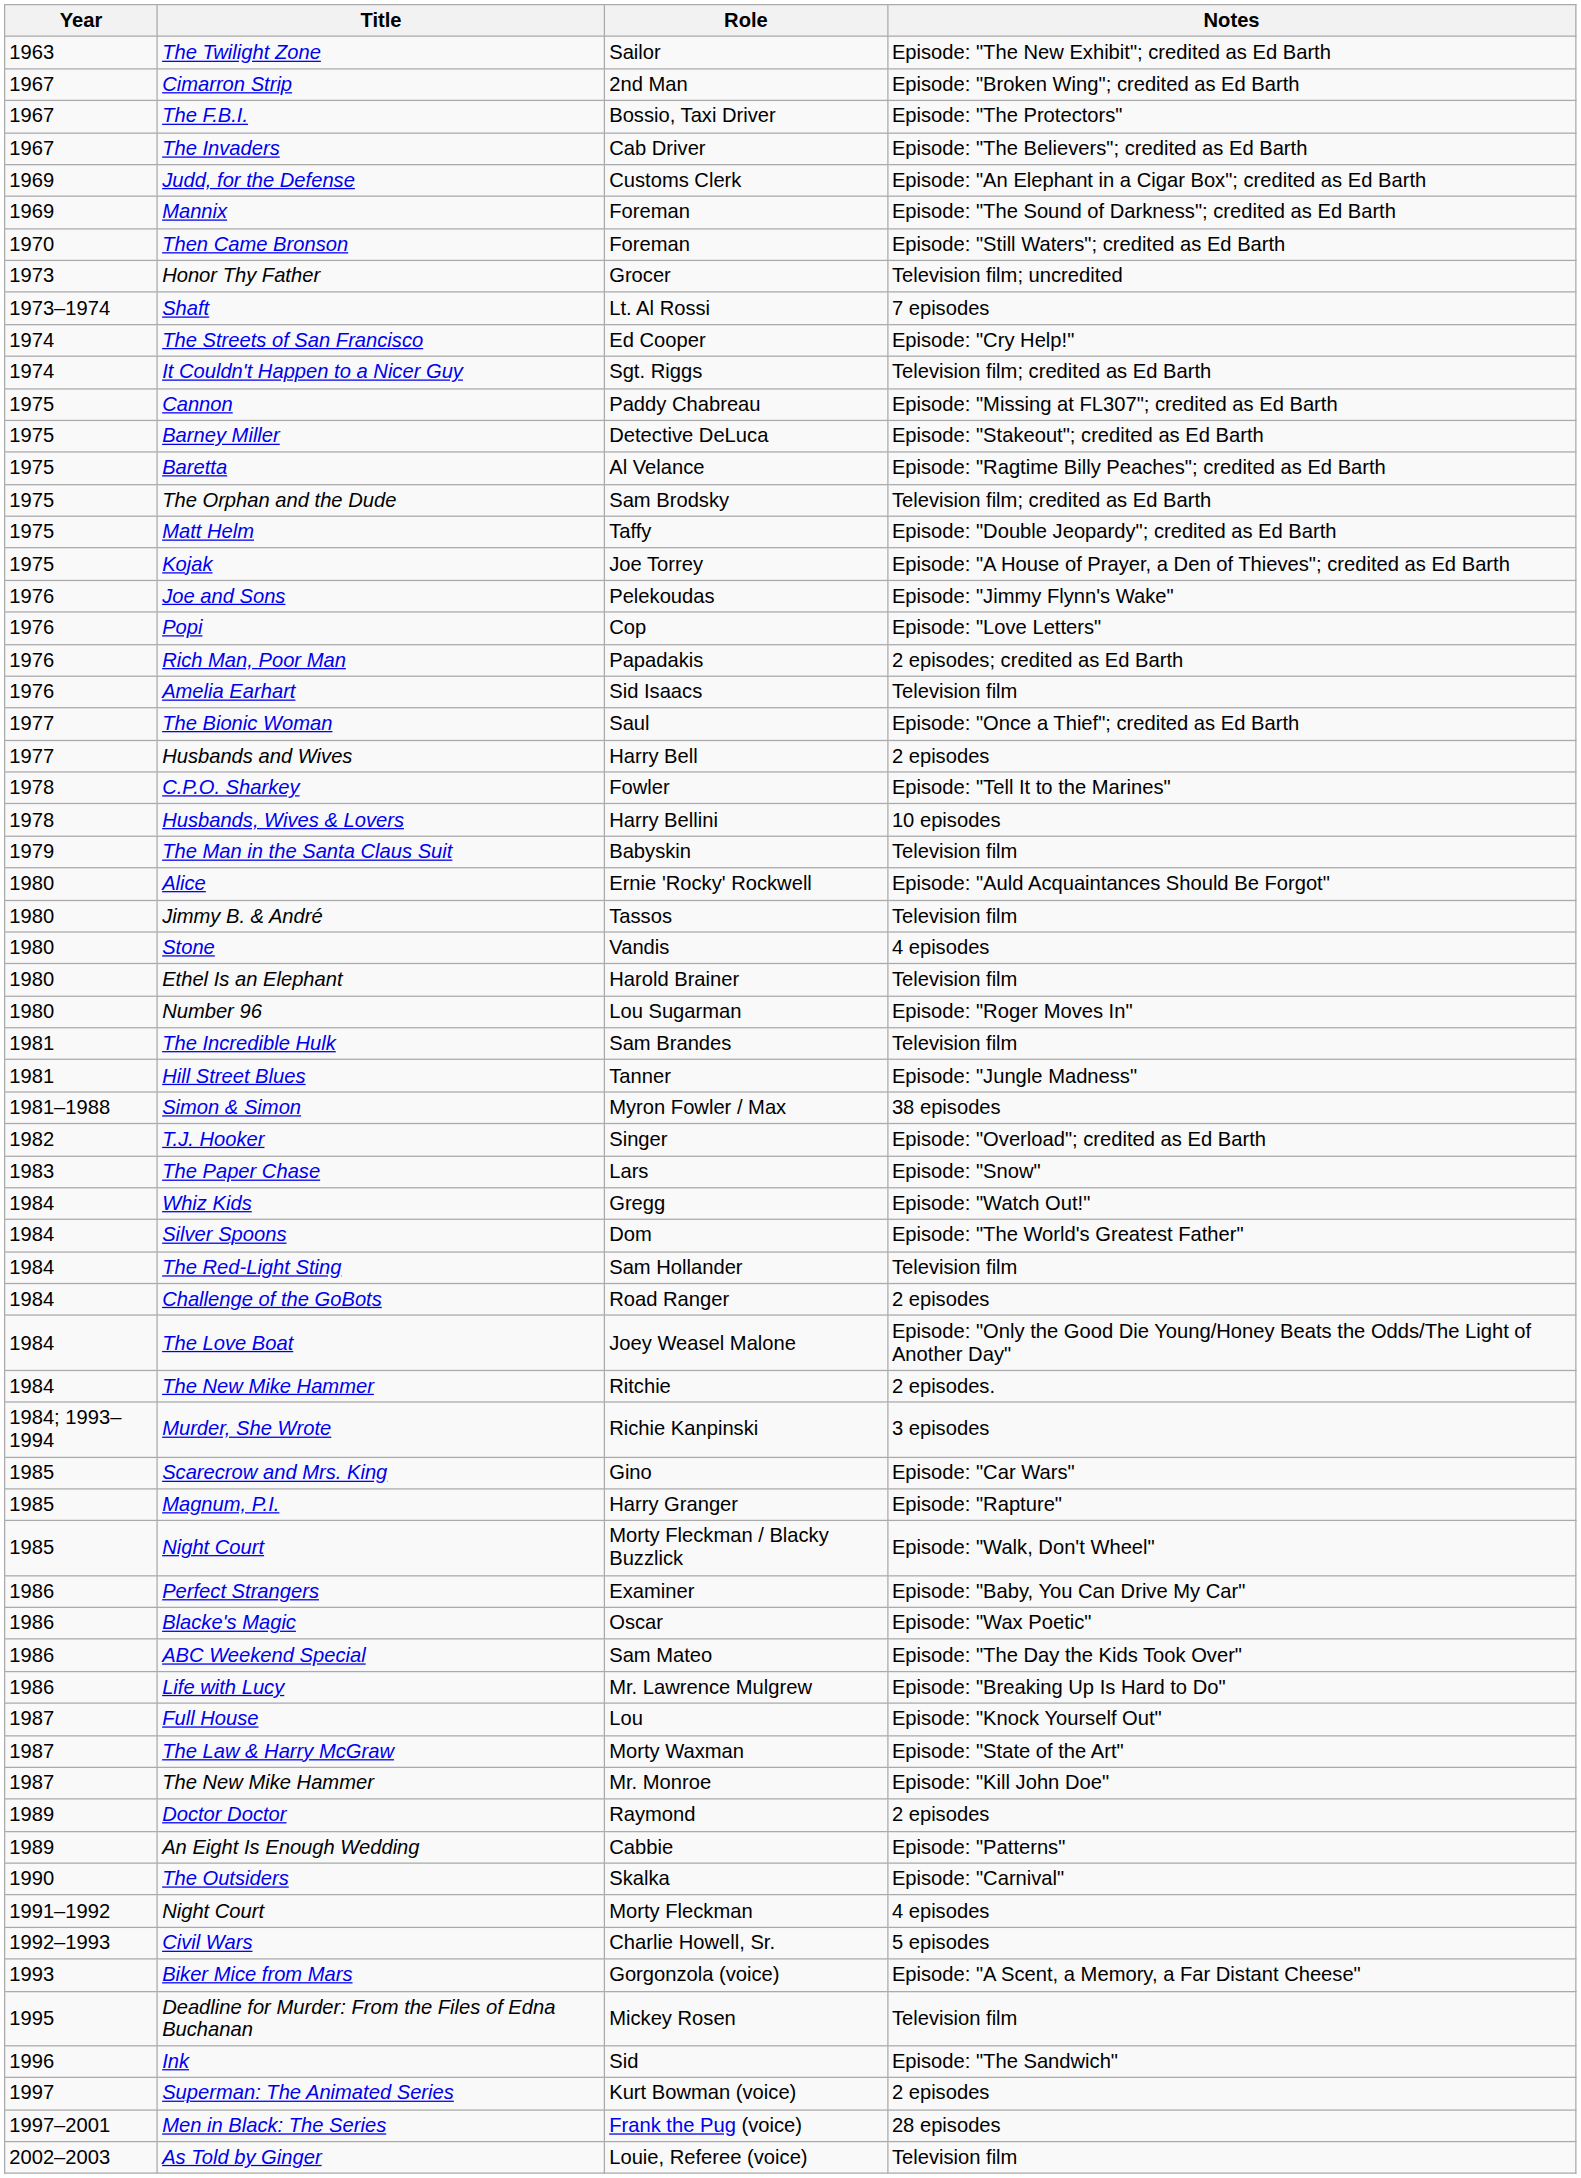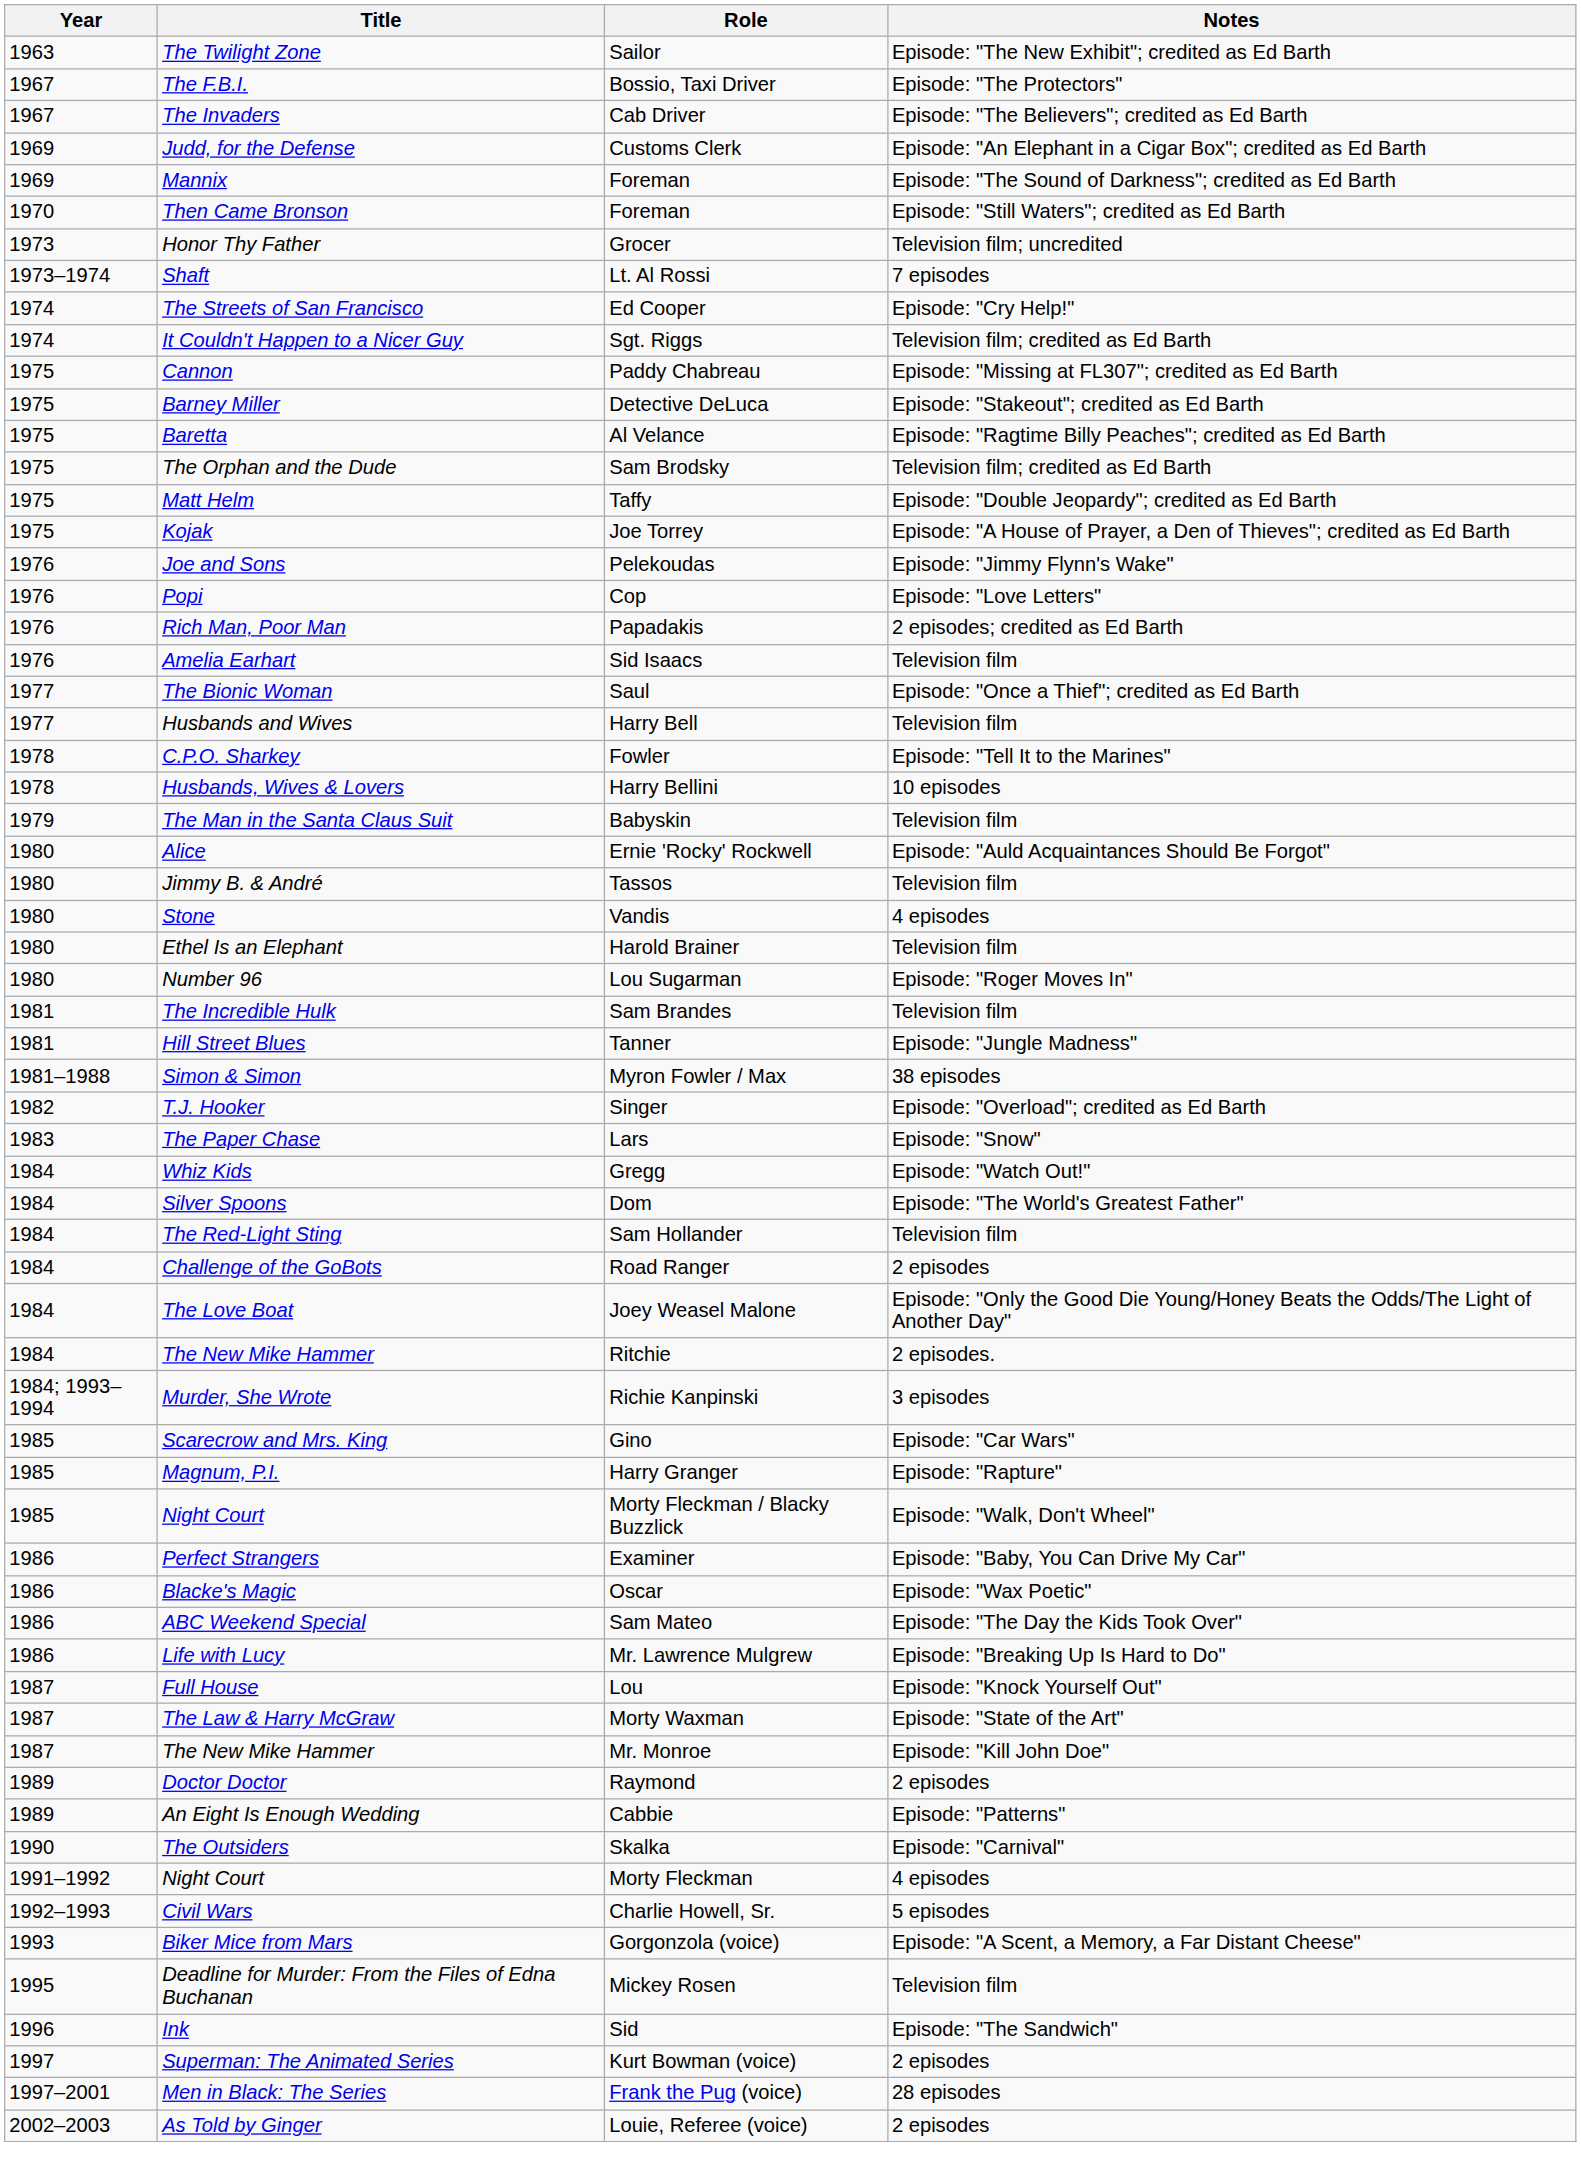- row: (227, 84)
(941, 755) 2 episodes -> (955, 723) Television film
(955, 2157) Television film -> (941, 2125) 2 episodes
